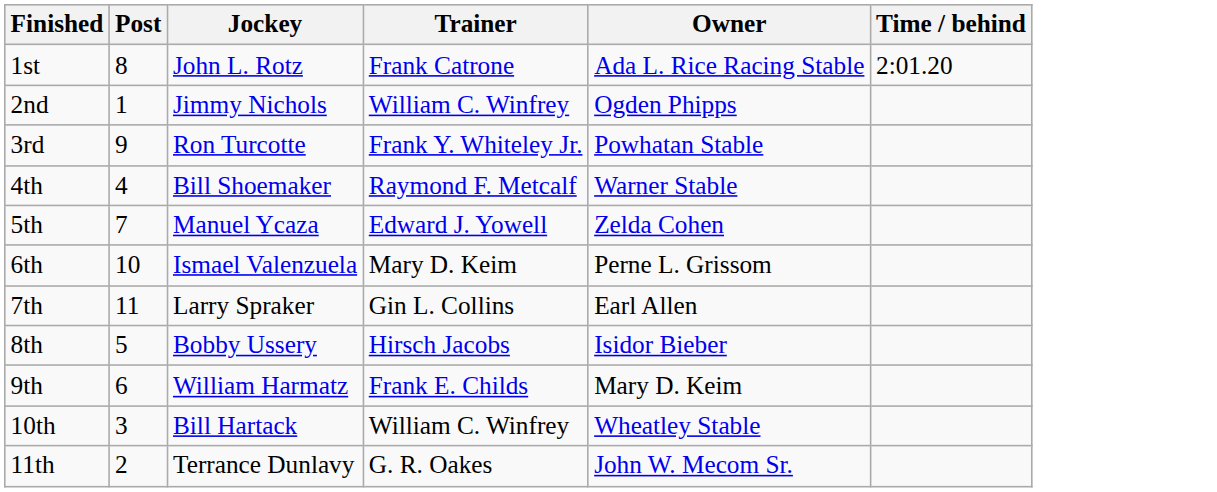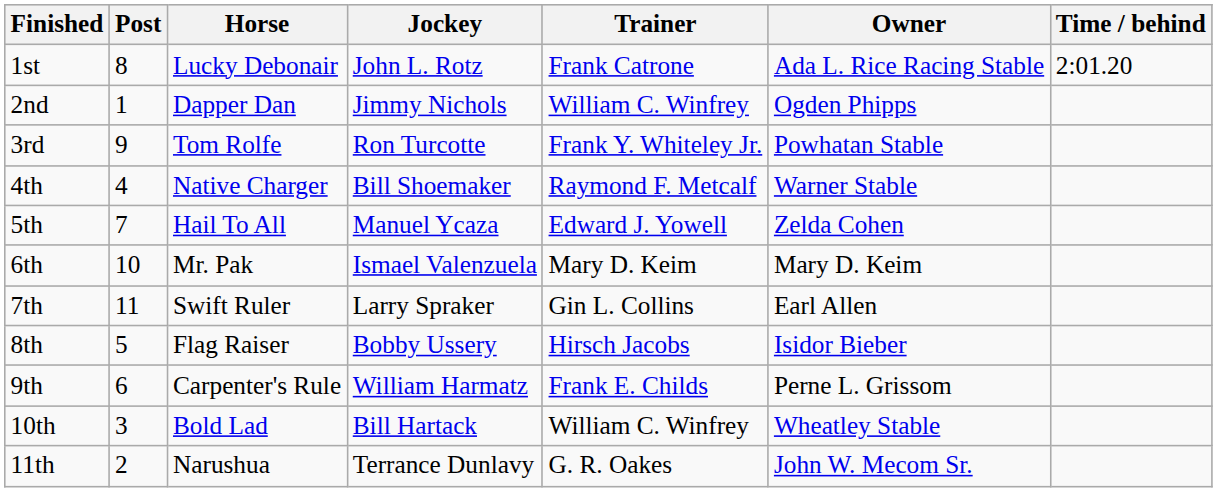+ column: (257, 24)
(683, 265) Perne L. Grissom -> (848, 265) Mary D. Keim
(668, 385) Mary D. Keim -> (863, 385) Perne L. Grissom
